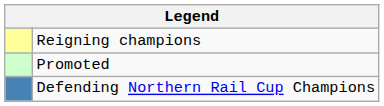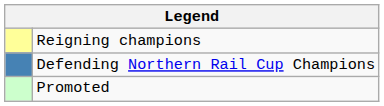rows swapped: (206, 89) <-> (73, 65)
